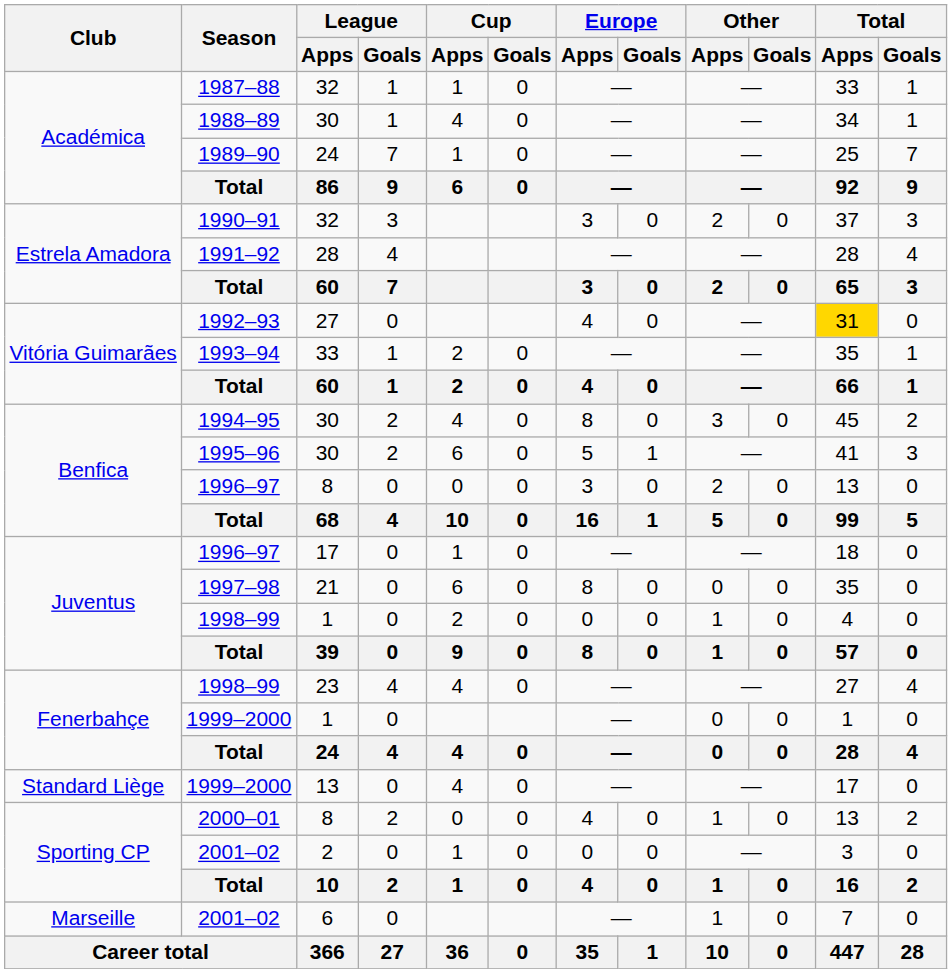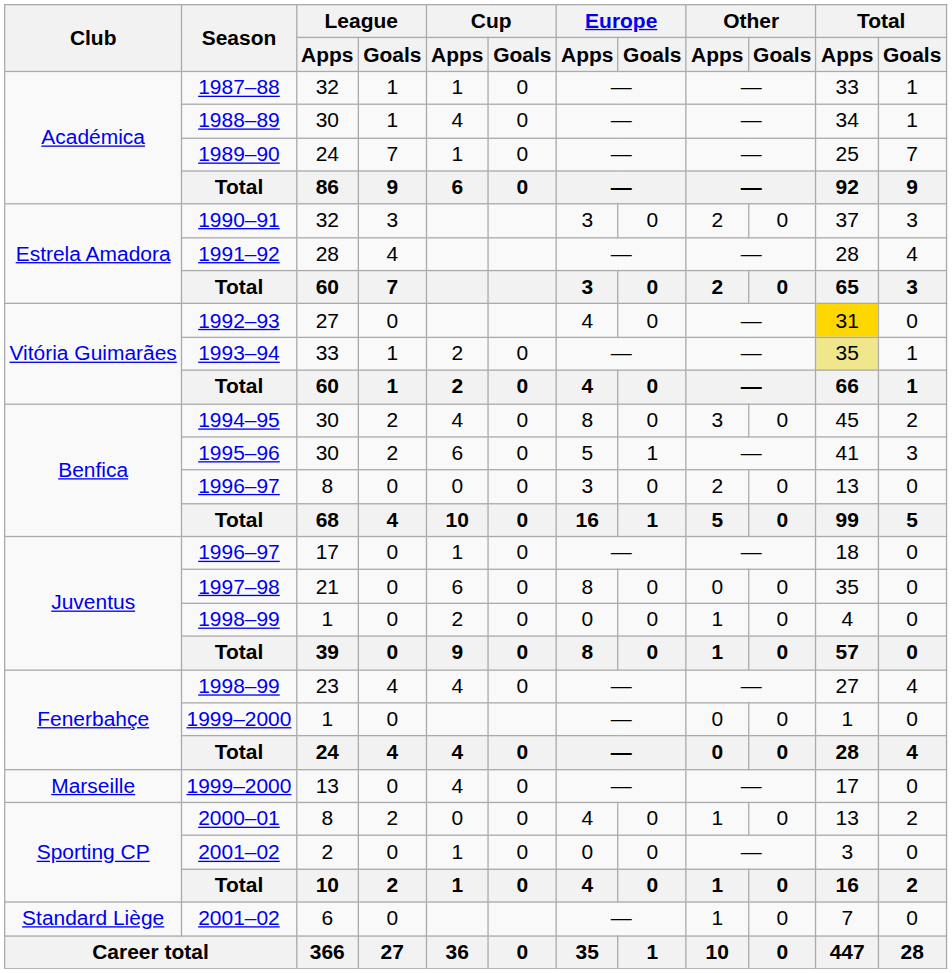(847, 353) no background -> (847, 353) khaki background
(93, 785) Standard Liège -> (93, 785) Marseille
(93, 918) Marseille -> (93, 918) Standard Liège
